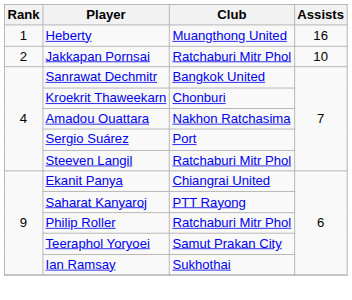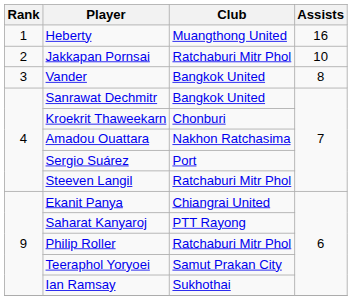+ row: (66, 77)
